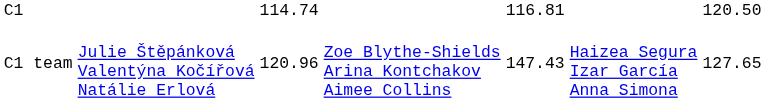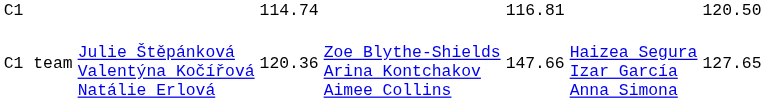(289, 63) 120.96 -> (289, 63) 120.36
(535, 63) 147.43 -> (535, 63) 147.66
